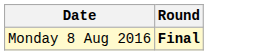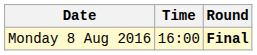+ column: (179, 16)
